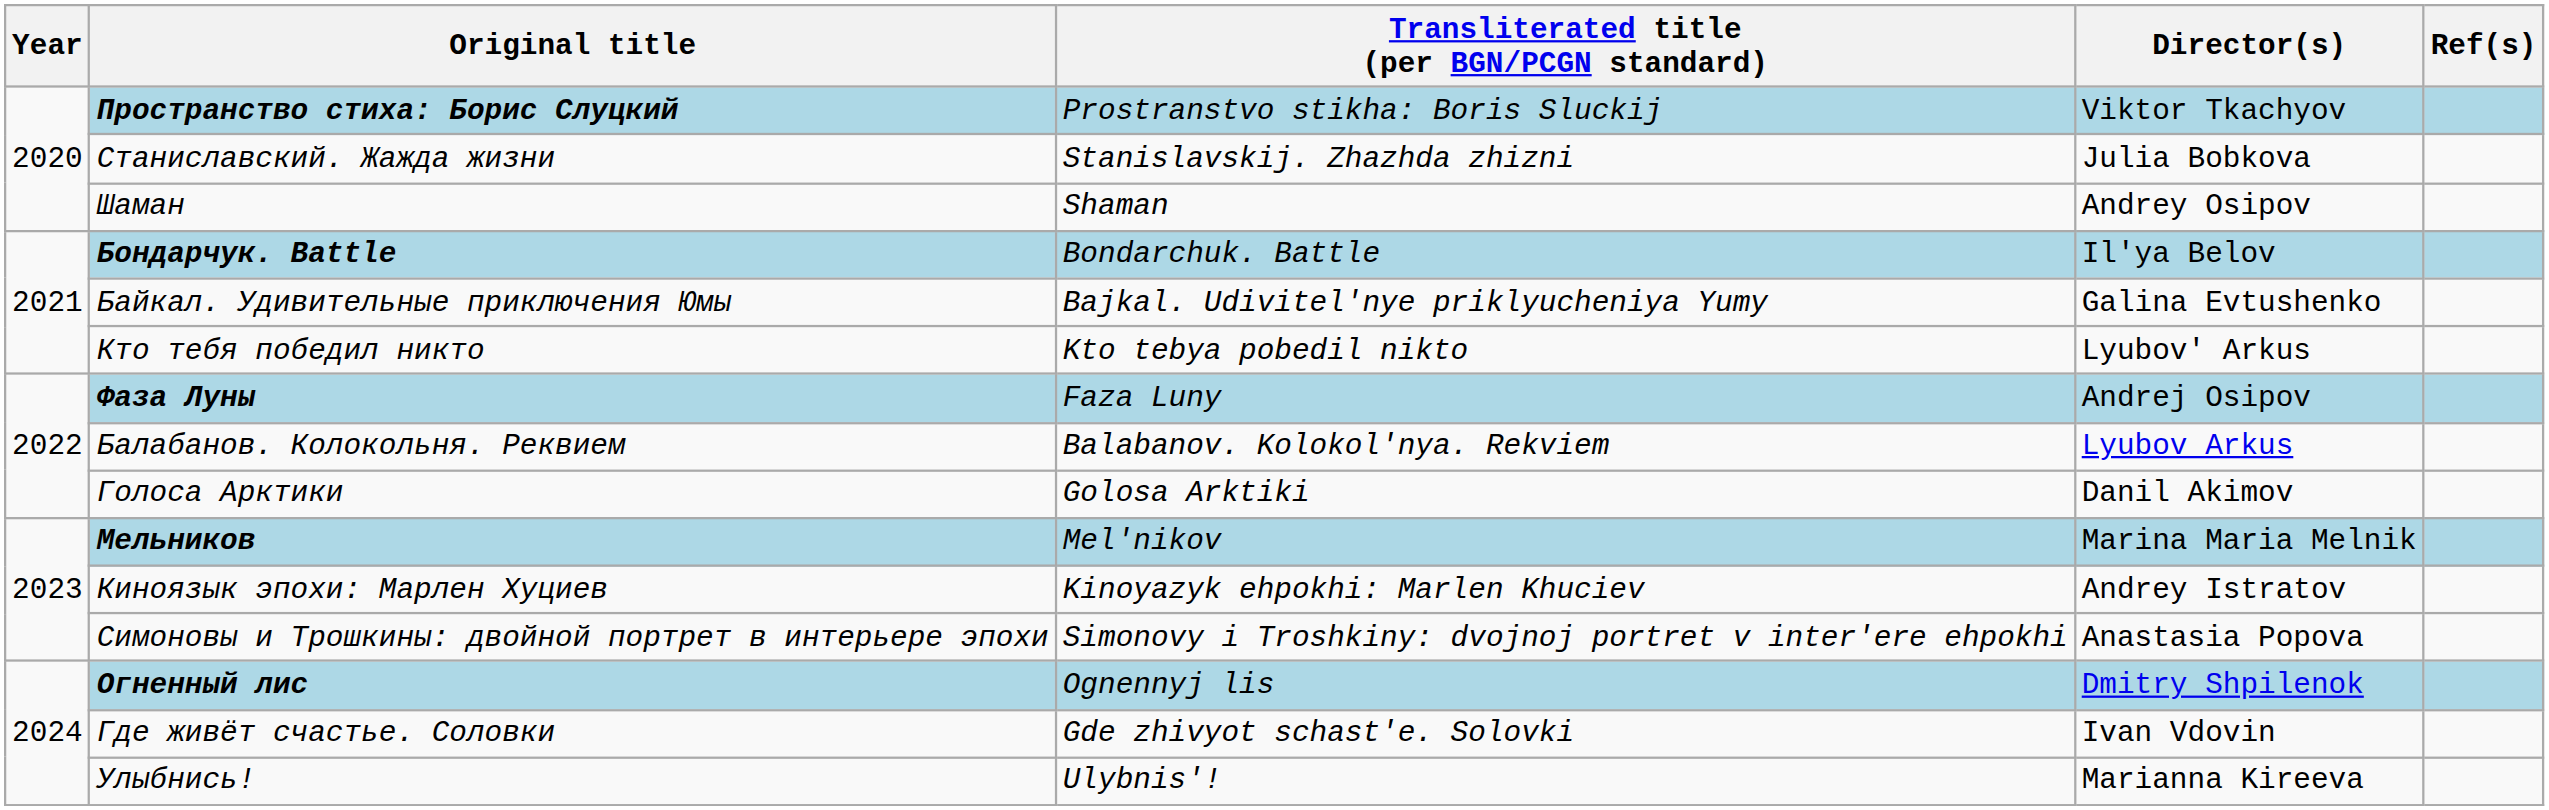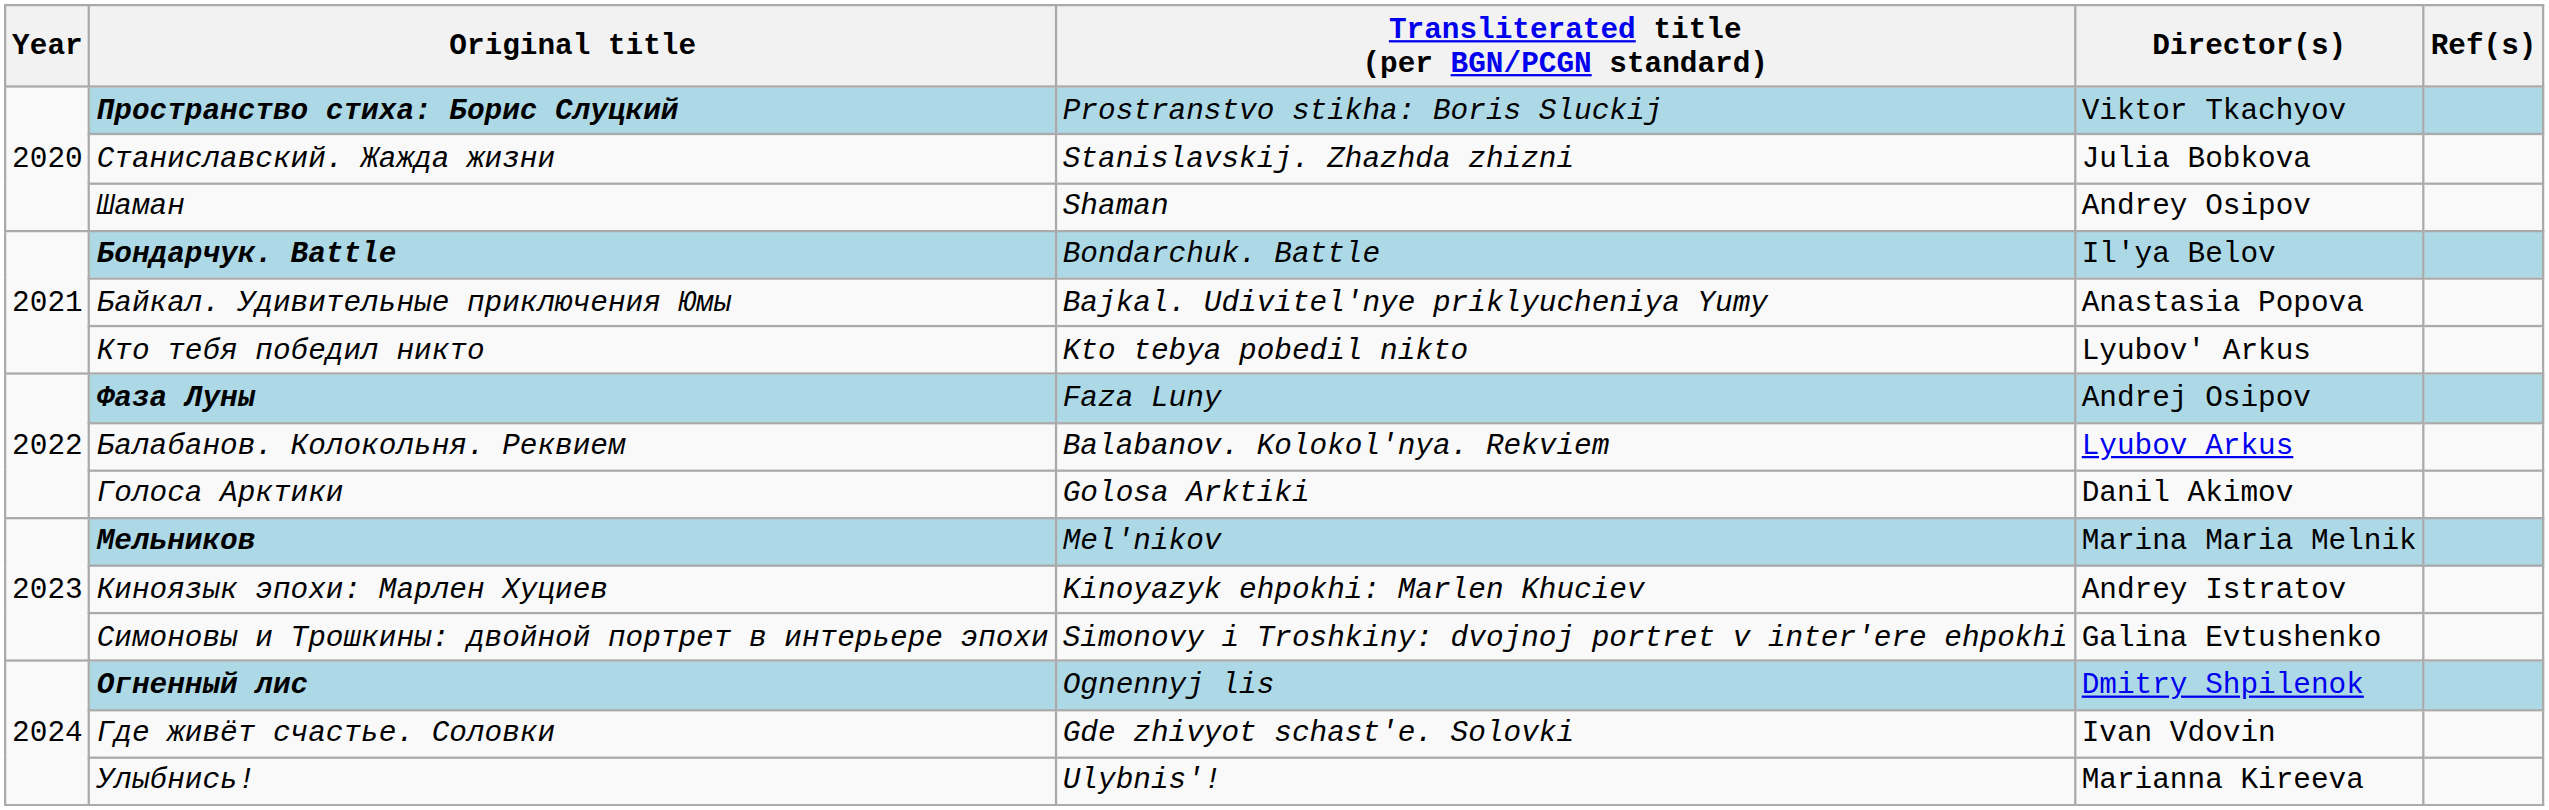(2232, 302) Galina Evtushenko -> (2223, 302) Anastasia Popova
(2223, 638) Anastasia Popova -> (2232, 638) Galina Evtushenko
